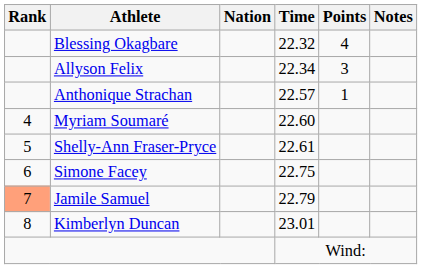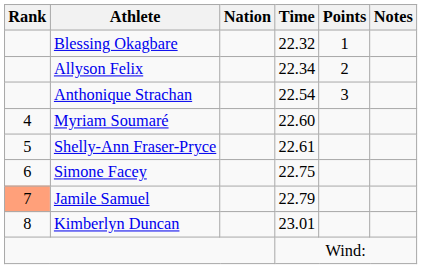(344, 43) 4 -> (344, 43) 1
(344, 69) 3 -> (344, 69) 2
(297, 95) 22.57 -> (297, 95) 22.54
(344, 95) 1 -> (344, 95) 3
